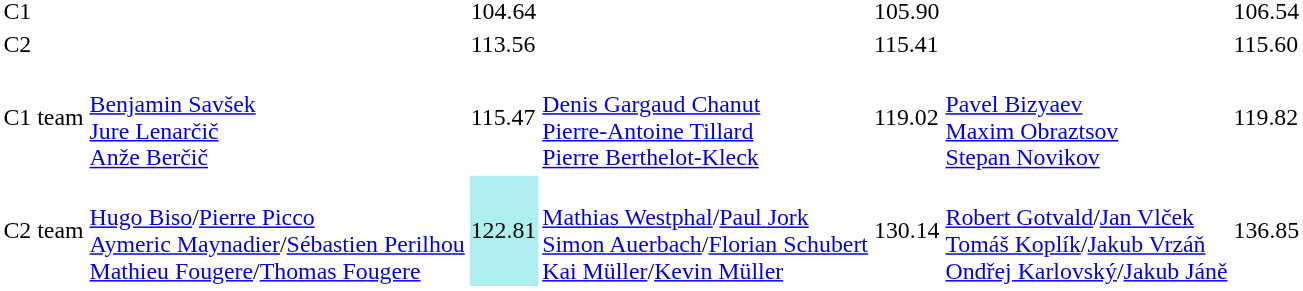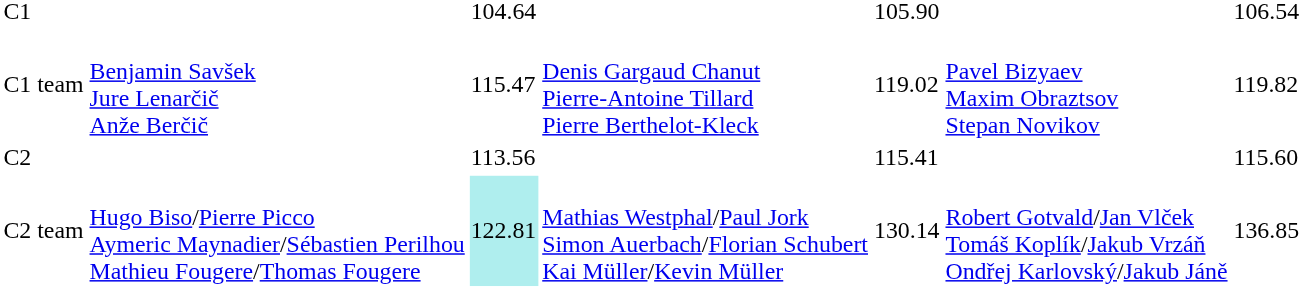rows swapped: (44, 117) <-> (17, 44)
